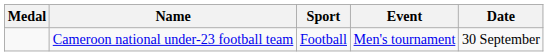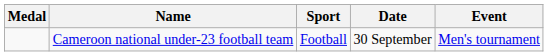columns swapped: (404, 16) <-> (501, 16)
